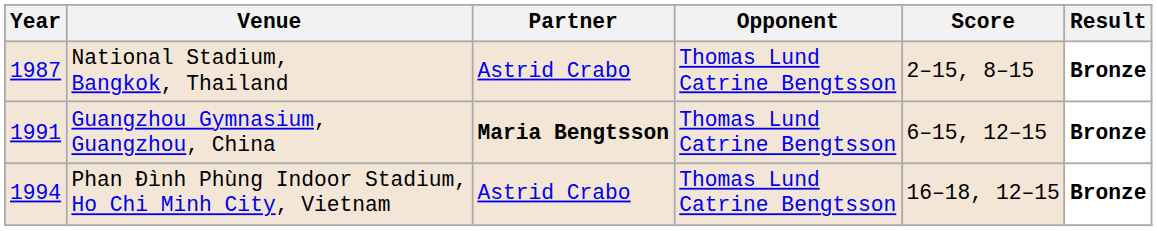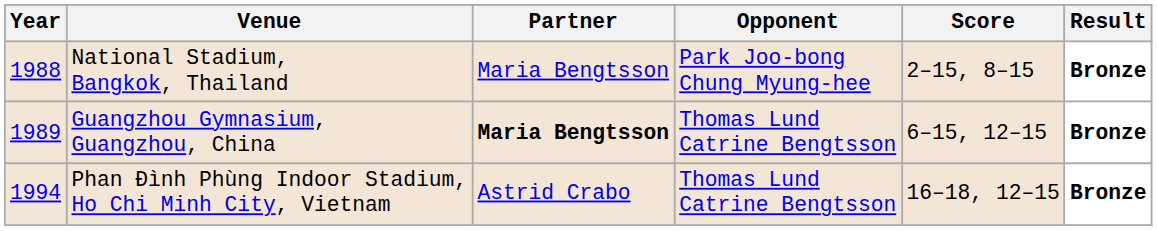(36, 71) 1987 -> (36, 71) 1988
(554, 71) Astrid Crabo -> (573, 71) Maria Bengtsson
(788, 71) Thomas Lund Catrine Bengtsson -> (775, 71) Park Joo-bong Chung Myung-hee
(36, 132) 1991 -> (36, 132) 1989
